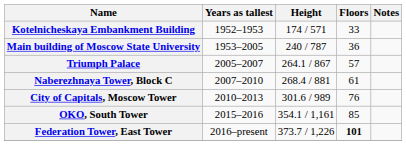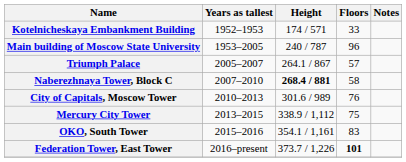(354, 47) 36 -> (354, 47) 96
(306, 81) normal -> (306, 81) bold
(354, 81) 61 -> (354, 81) 58
+ row: (103, 115)
(354, 115) 85 -> (354, 132) 83
